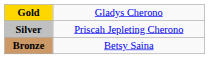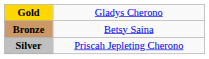rows swapped: (29, 29) <-> (29, 45)
